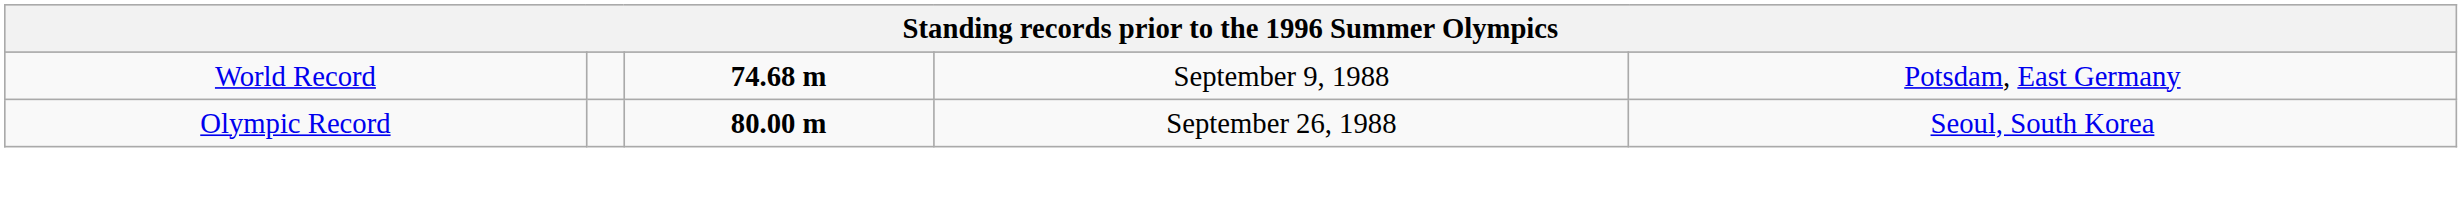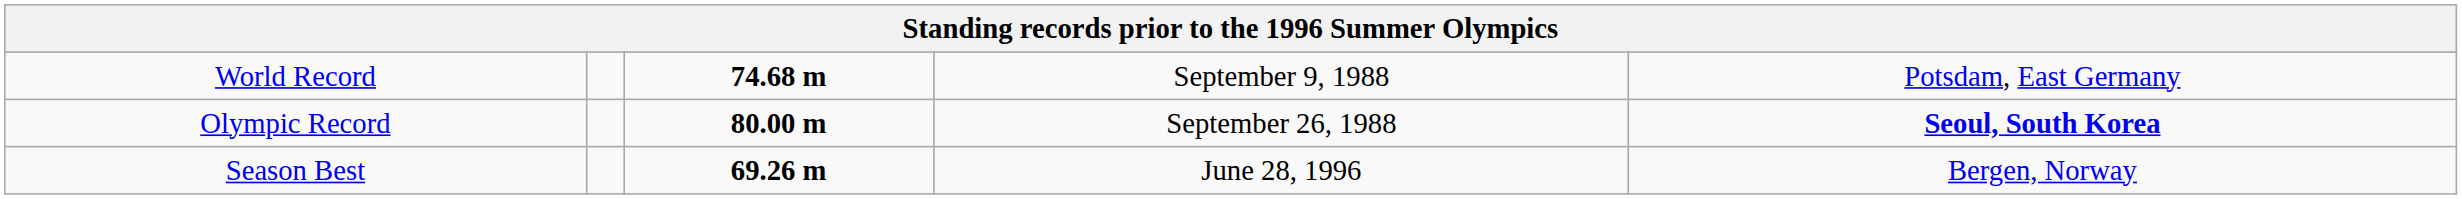(2042, 122) normal -> (2042, 122) bold
+ row: (295, 169)
